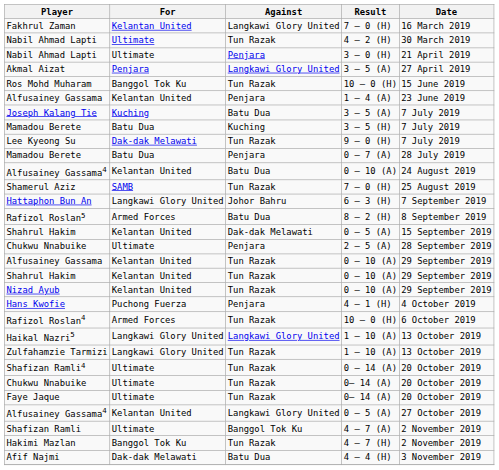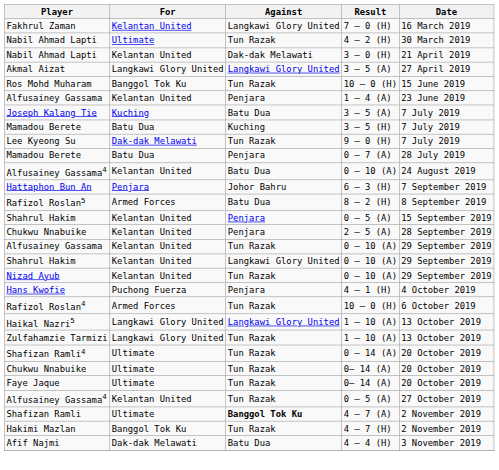(133, 55) Ultimate -> (152, 55) Kelantan United
(246, 55) Penjara -> (270, 55) Dak-dak Melawati
(130, 69) Penjara -> (168, 69) Langkawi Glory United
- row: (41, 187)
(168, 201) Langkawi Glory United -> (130, 187) Penjara
(270, 232) Dak-dak Melawati -> (246, 218) Penjara
(133, 247) Ultimate -> (152, 232) Kelantan United
(252, 275) Tun Razak -> (284, 261) Langkawi Glory United
(284, 413) Langkawi Glory United -> (252, 399) Tun Razak
(265, 429) normal -> (265, 414) bold
